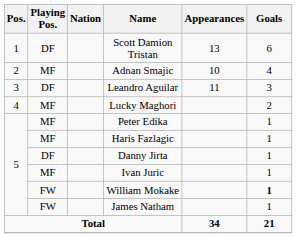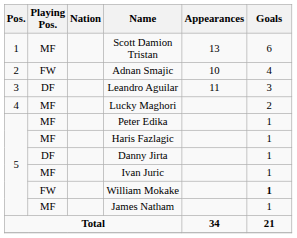(48, 48) DF -> (48, 48) MF
(48, 71) MF -> (48, 71) FW
(48, 207) FW -> (48, 207) MF
